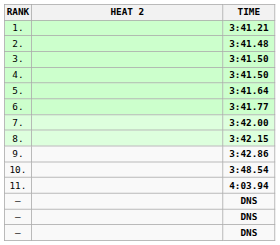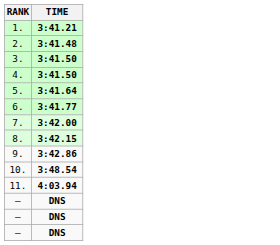- column: (127, 12)
